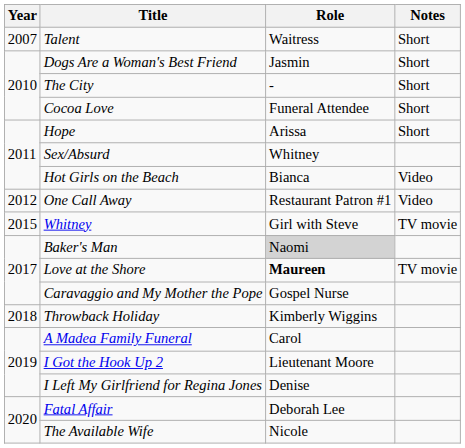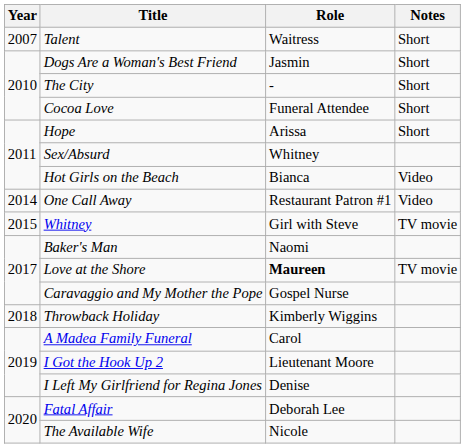(22, 200) 2012 -> (22, 200) 2014
(289, 246) lightgrey background -> (289, 246) no background
